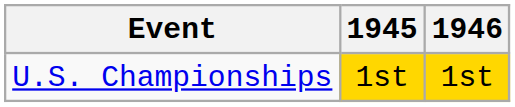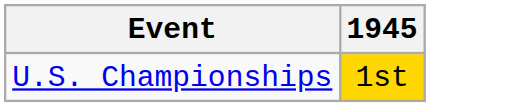- column: (467, 29)
